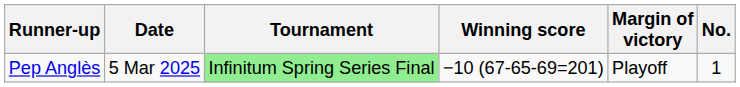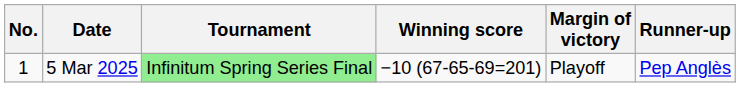columns swapped: (716, 29) <-> (55, 29)
